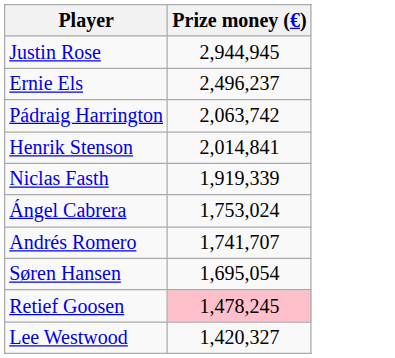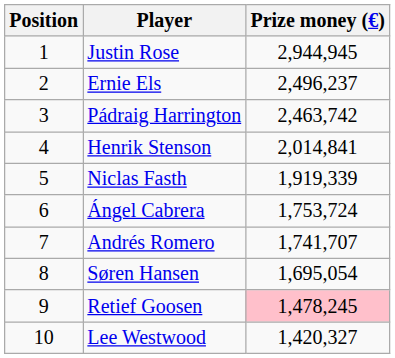+ column: (44, 20)
(239, 115) 2,063,742 -> (318, 115) 2,463,742
(239, 210) 1,753,024 -> (318, 210) 1,753,724
